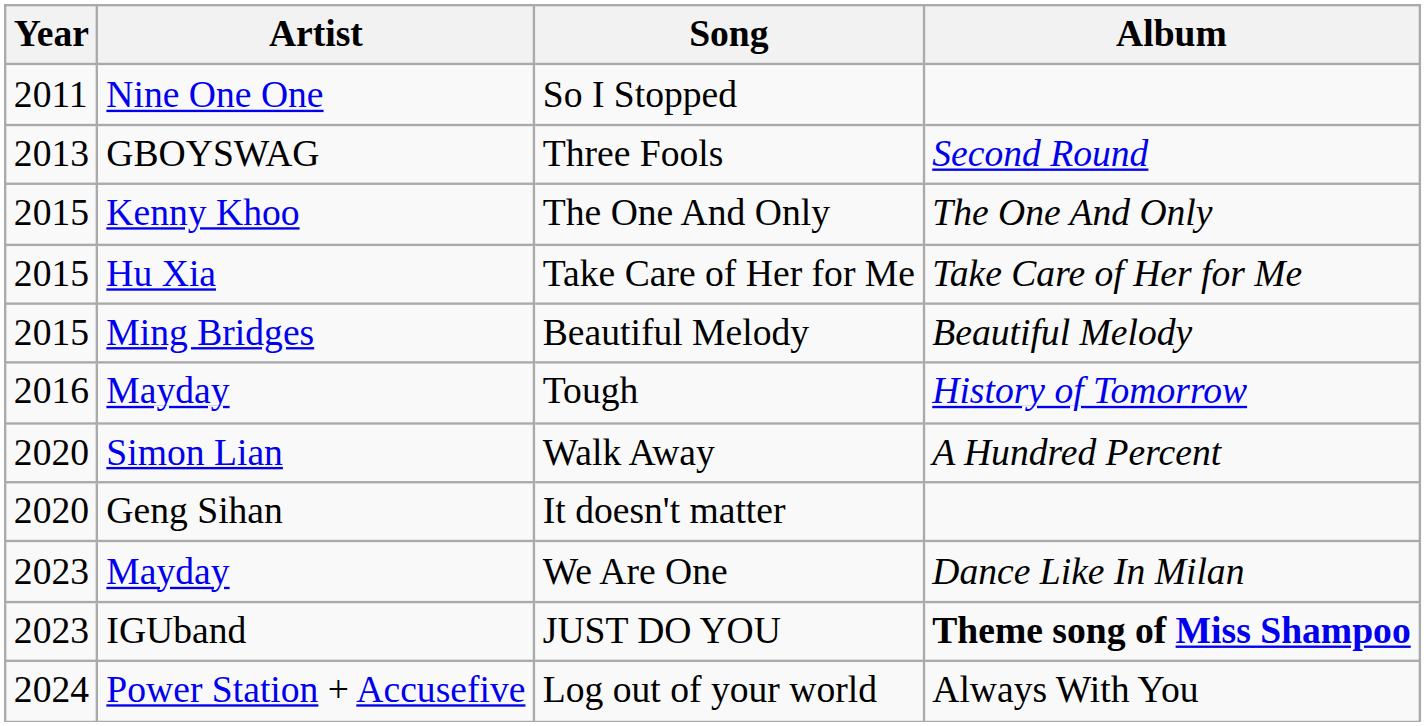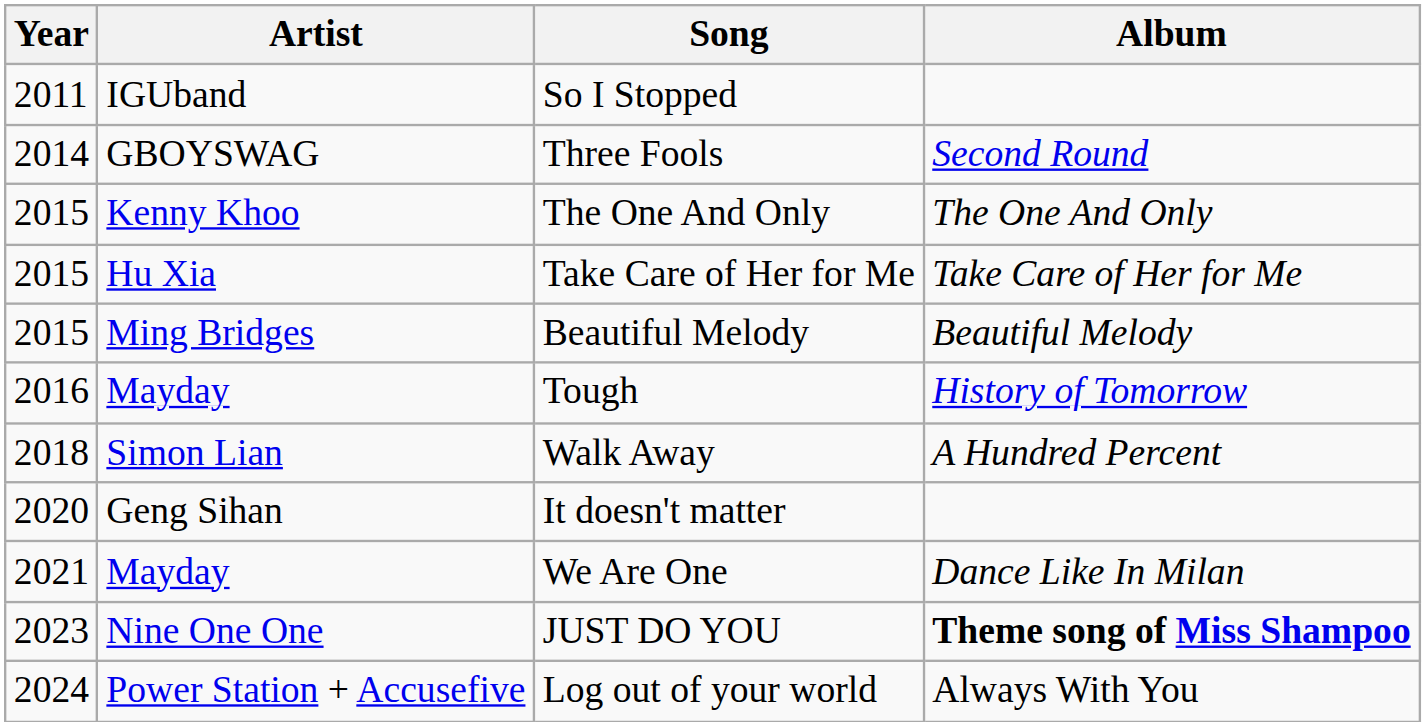(215, 93) Nine One One -> (176, 93) IGUband
(51, 153) 2013 -> (51, 153) 2014
(51, 451) 2020 -> (51, 451) 2018
(51, 570) 2023 -> (51, 570) 2021
(176, 630) IGUband -> (215, 630) Nine One One
